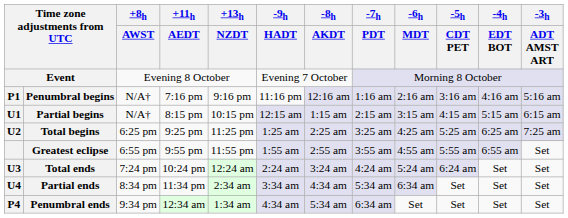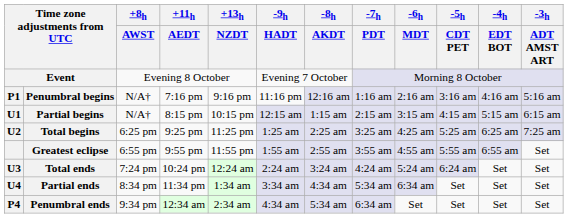(232, 186) 2:34 am -> (232, 186) 1:34 am
(232, 204) 1:34 am -> (232, 204) 2:34 am
